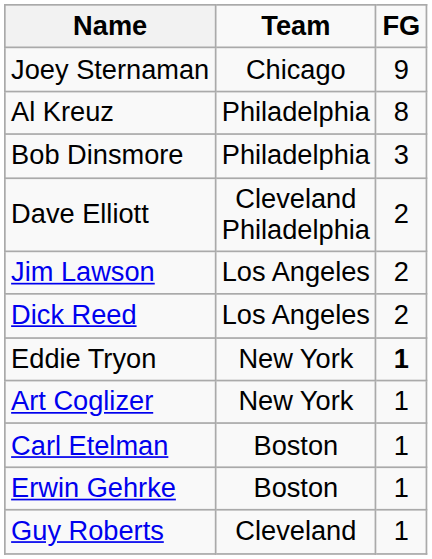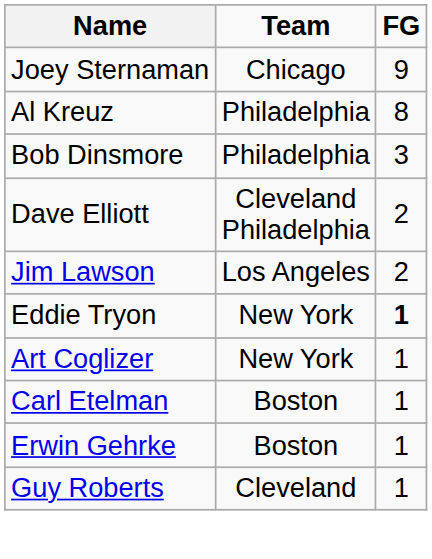- row: (74, 315)
